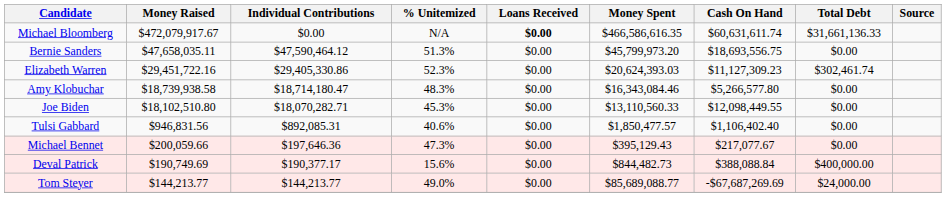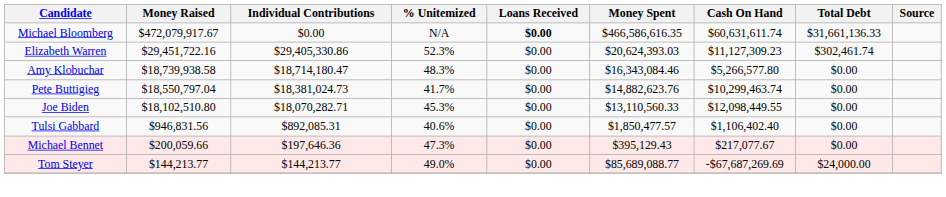- row: (65, 51)
+ row: (65, 88)
- row: (65, 164)
